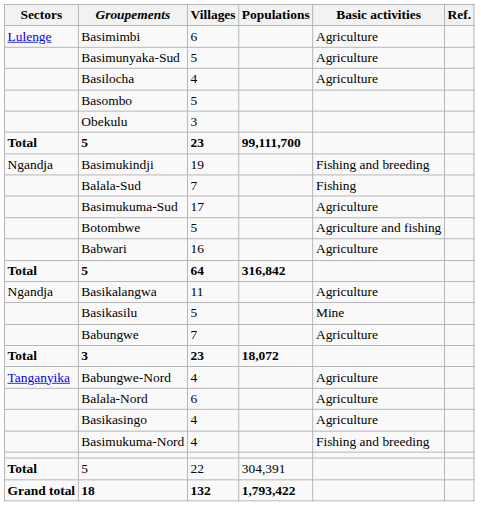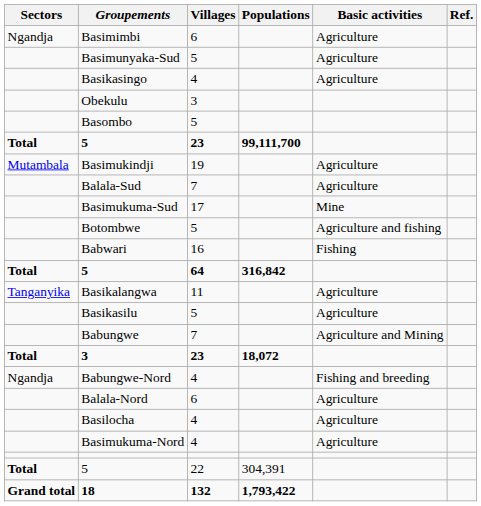(30, 36) Lulenge -> (30, 36) Ngandja
rows swapped: (114, 420) <-> (108, 79)
rows swapped: (107, 100) <-> (104, 121)
(30, 164) Ngandja -> (38, 164) Mutambala
(373, 164) Fishing and breeding -> (347, 164) Agriculture
(336, 185) Fishing -> (347, 185) Agriculture
(347, 206) Agriculture -> (330, 206) Mine
(347, 249) Agriculture -> (336, 249) Fishing
(30, 292) Ngandja -> (39, 292) Tanganyika
(330, 313) Mine -> (347, 313) Agriculture
(347, 334) Agriculture -> (380, 334) Agriculture and Mining
(39, 377) Tanganyika -> (30, 377) Ngandja
(347, 377) Agriculture -> (373, 377) Fishing and breeding
(373, 441) Fishing and breeding -> (347, 441) Agriculture
